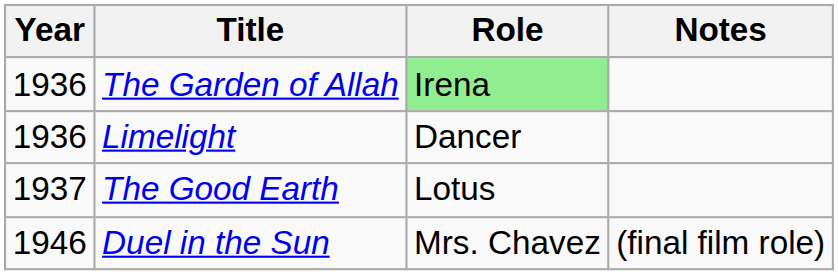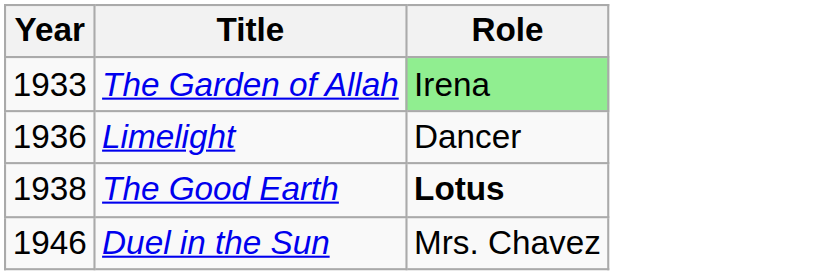- column: (721, 30)
(50, 83) 1936 -> (50, 83) 1933
(50, 189) 1937 -> (50, 189) 1938
(455, 189) normal -> (459, 189) bold
